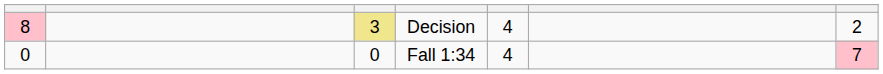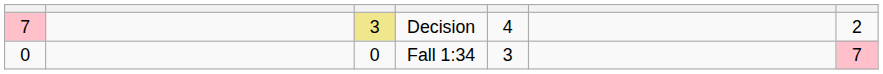(25, 26) 8 -> (25, 26) 7
(508, 54) 4 -> (508, 54) 3
